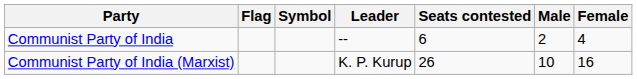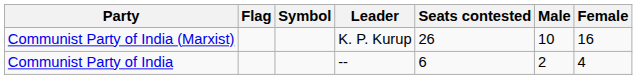rows swapped: (121, 62) <-> (90, 39)
